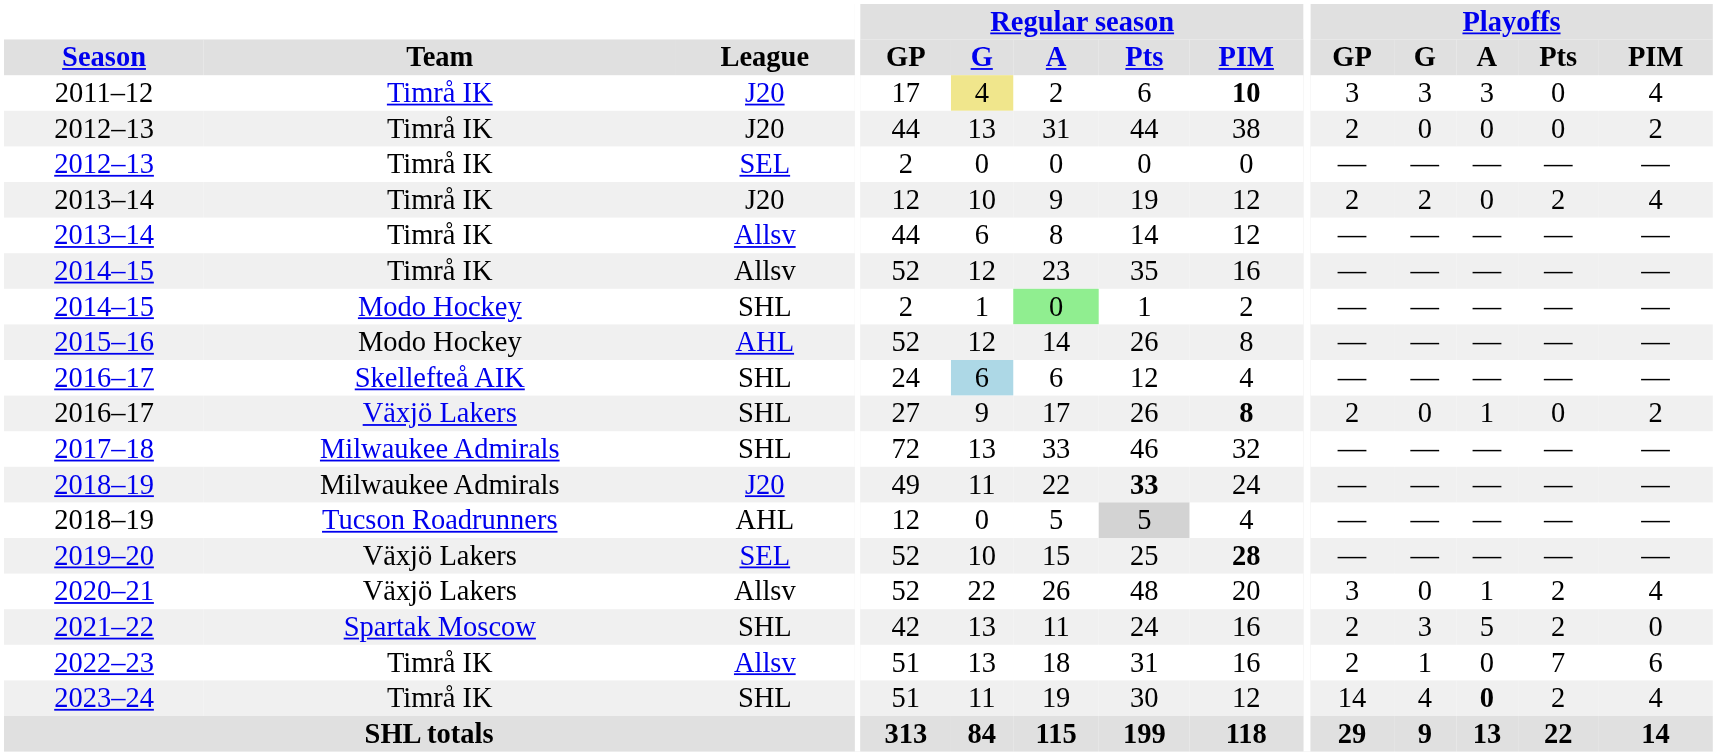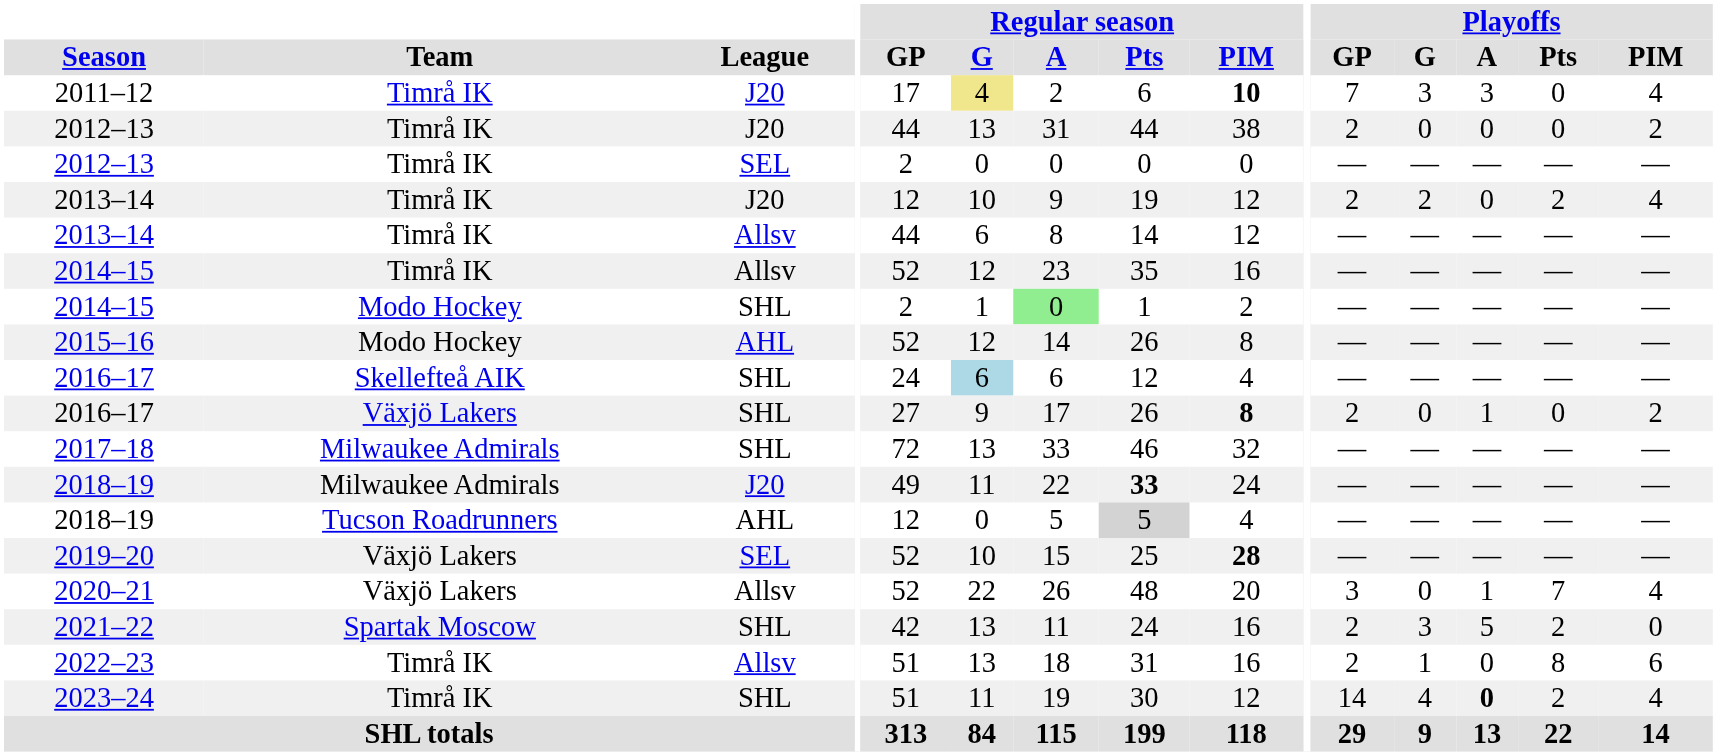(1352, 92) 3 -> (1352, 92) 7
(1558, 591) 2 -> (1558, 591) 7
(1558, 662) 7 -> (1558, 662) 8
